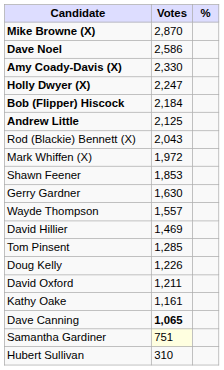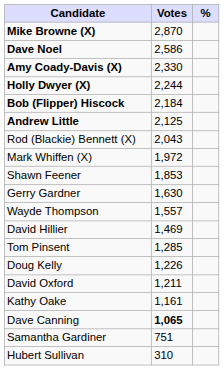(168, 85) 2,247 -> (168, 85) 2,244
(164, 337) lightyellow background -> (164, 337) no background
